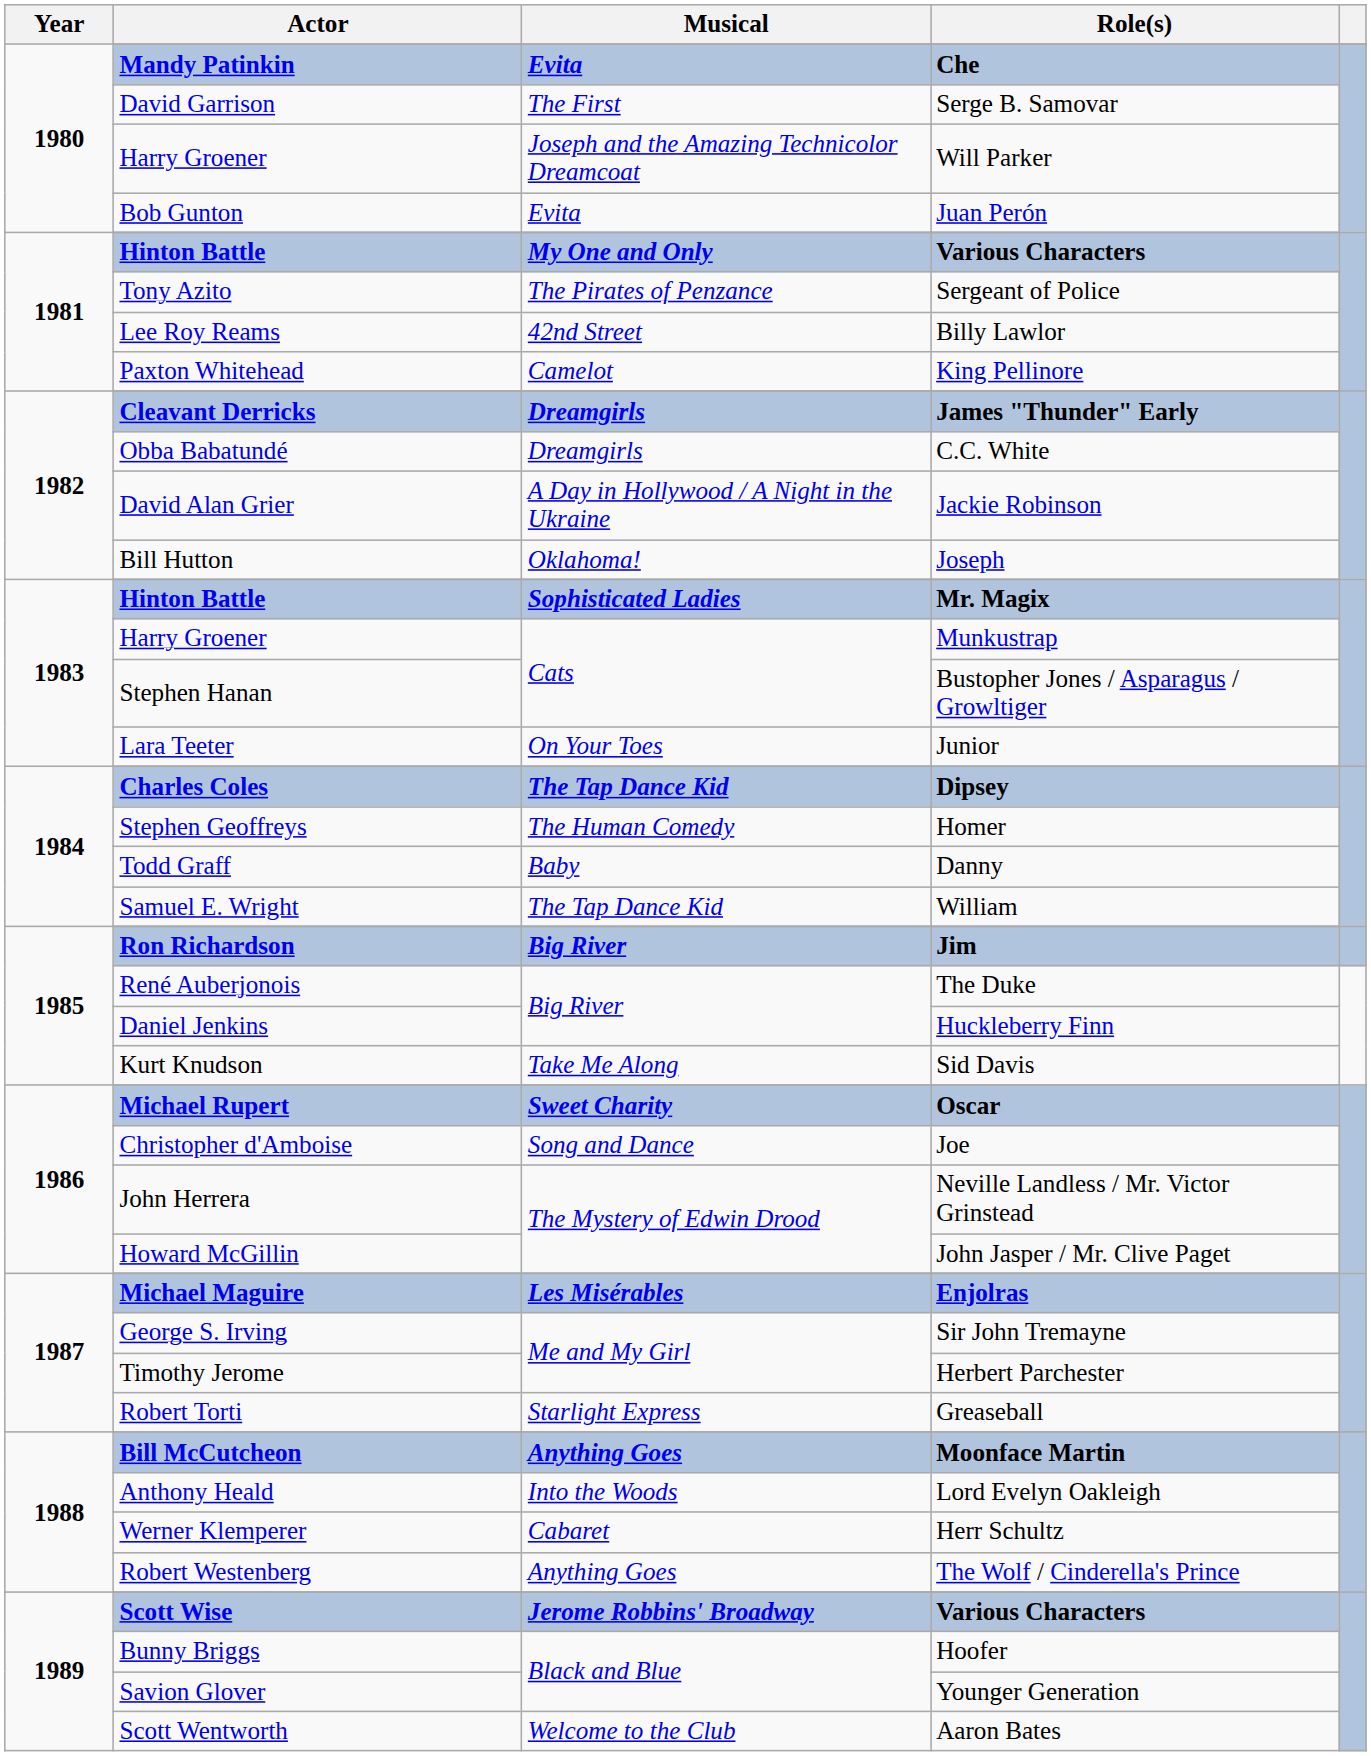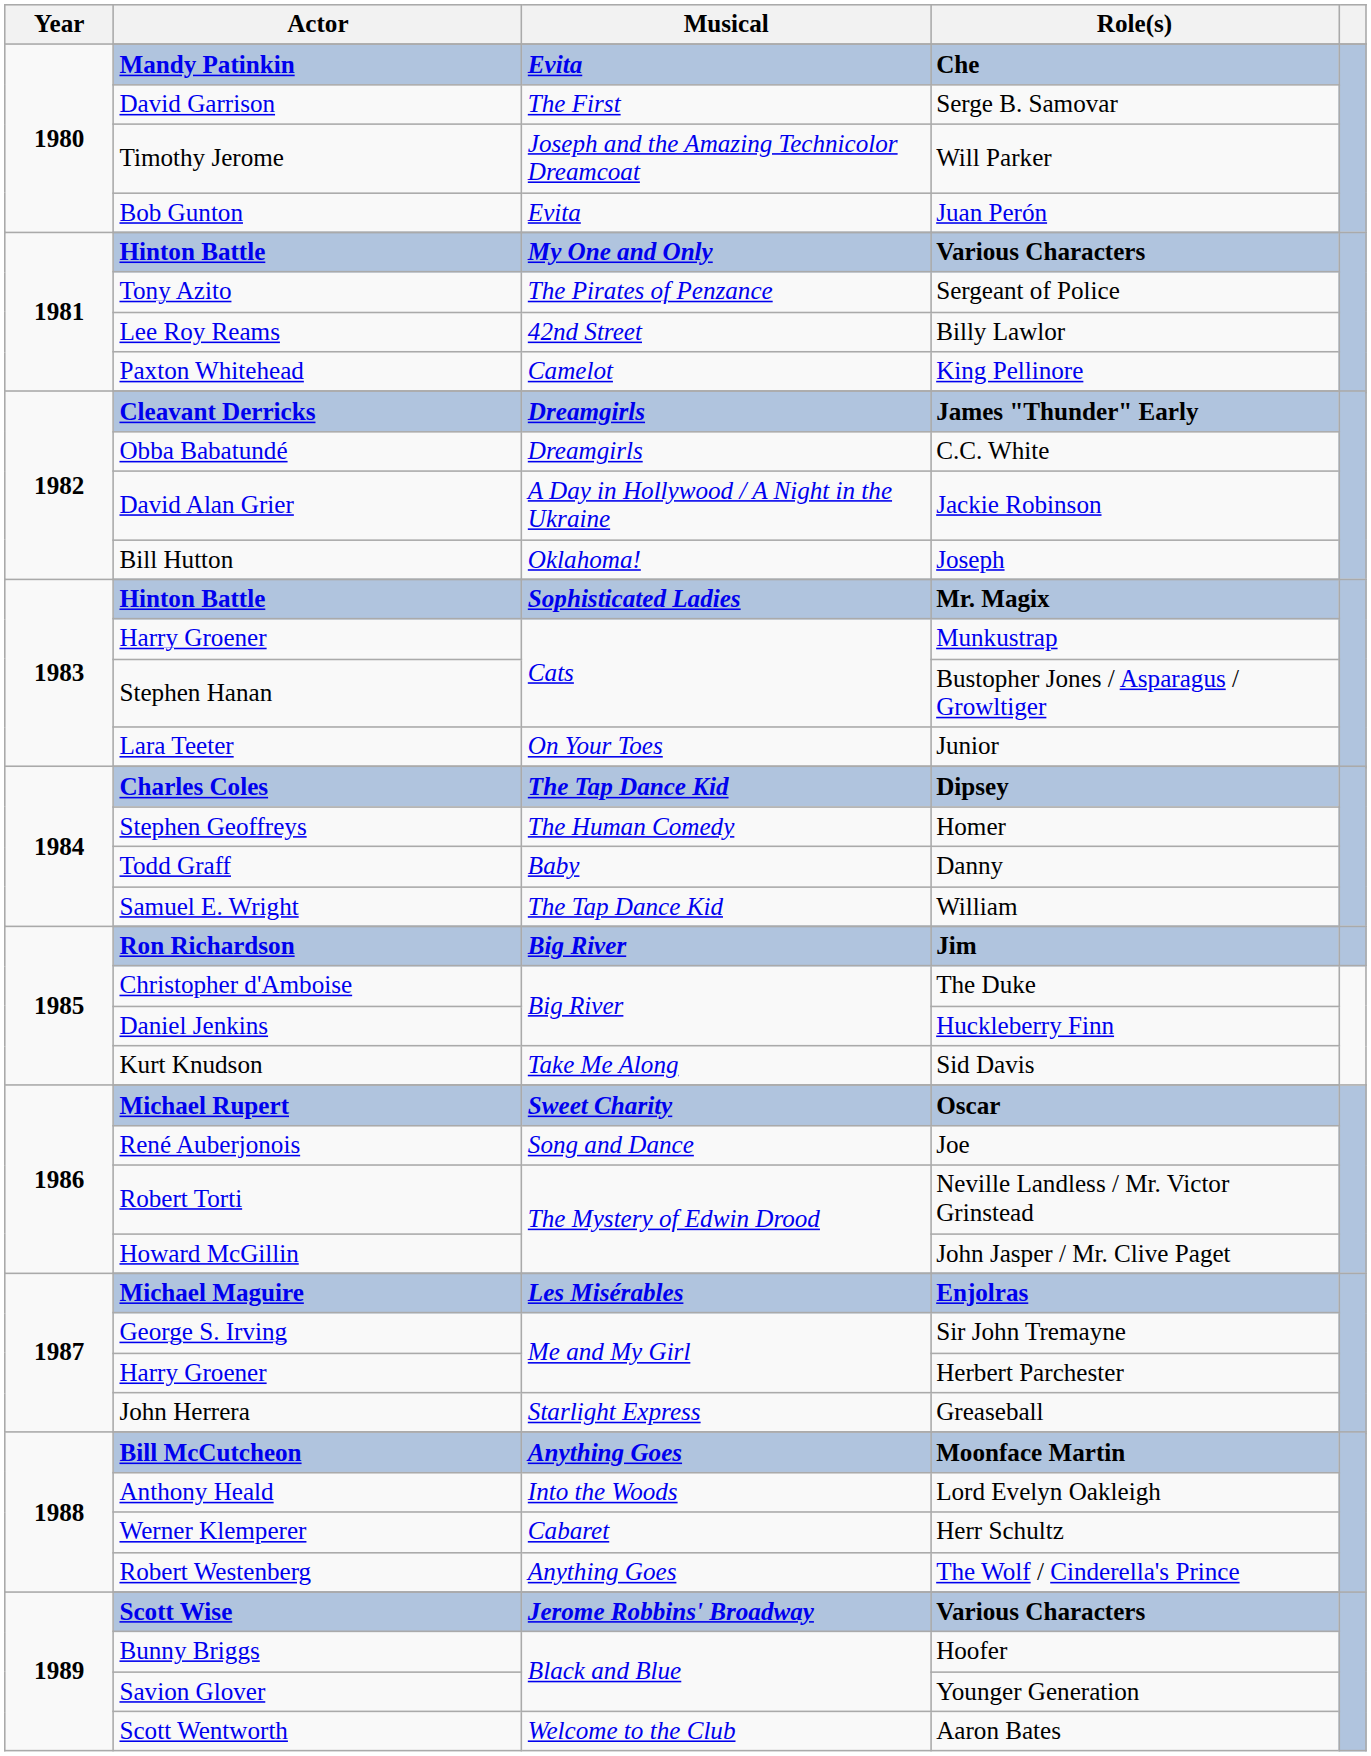(193, 158) Harry Groener -> (202, 158) Timothy Jerome
(210, 985) René Auberjonois -> (236, 985) Christopher d'Amboise
(236, 1145) Christopher d'Amboise -> (210, 1145) René Auberjonois
(185, 1198) John Herrera -> (181, 1198) Robert Torti
(202, 1372) Timothy Jerome -> (193, 1372) Harry Groener
(181, 1412) Robert Torti -> (185, 1412) John Herrera
